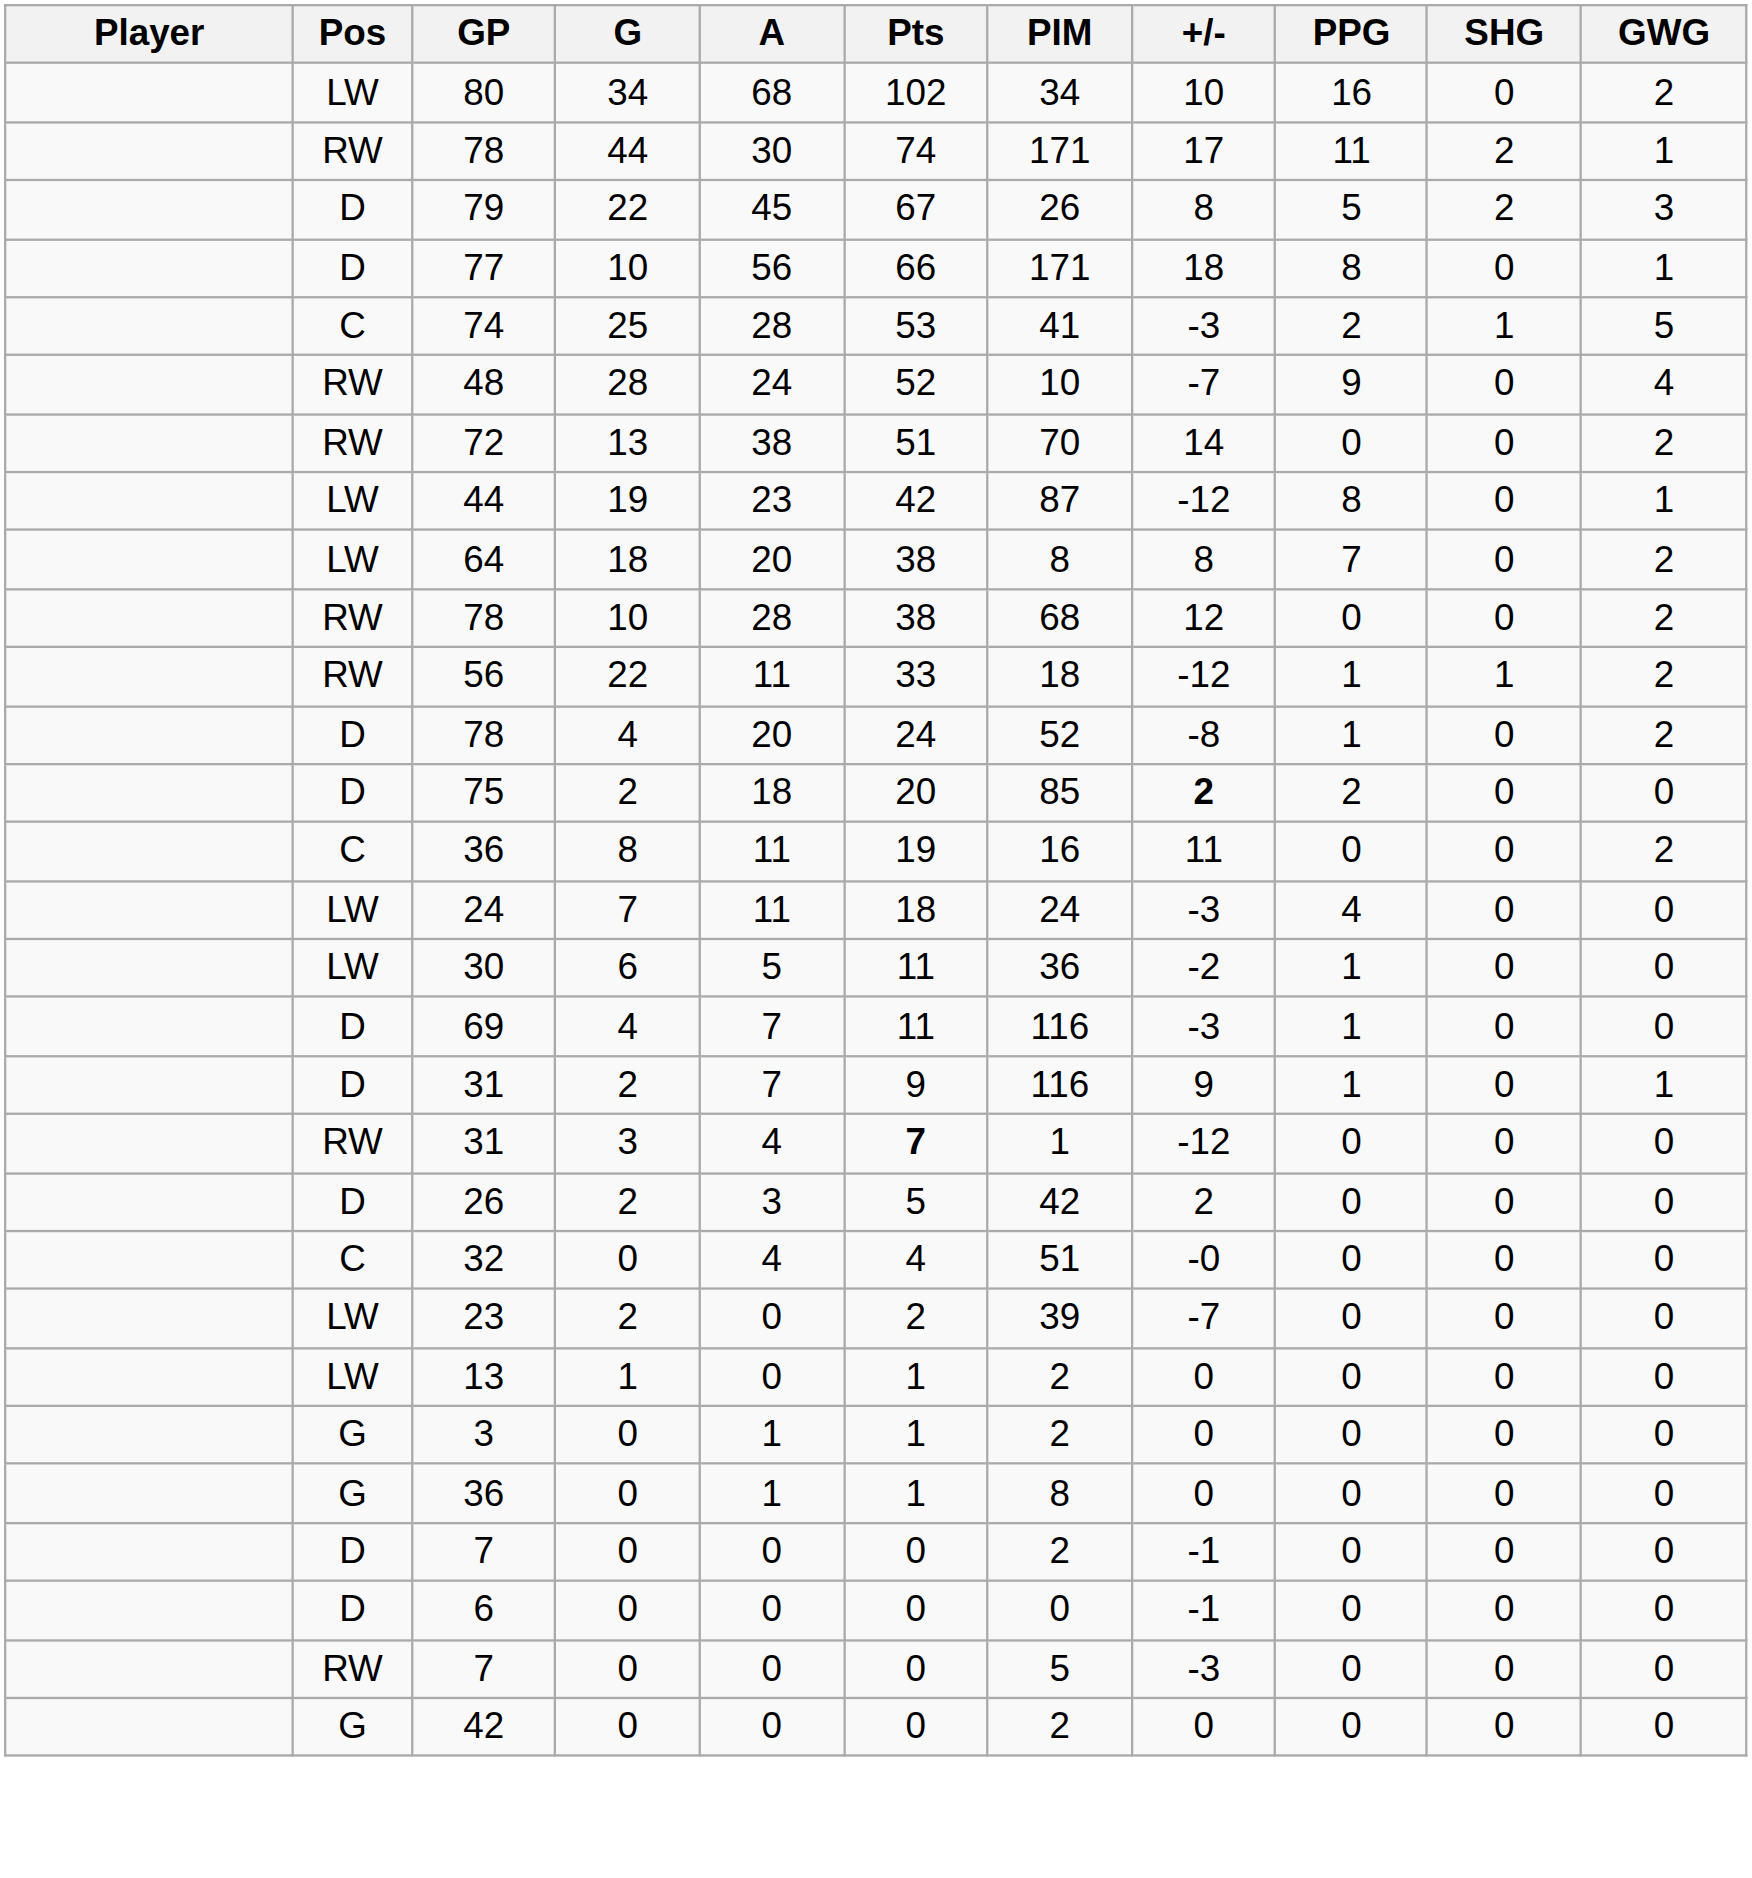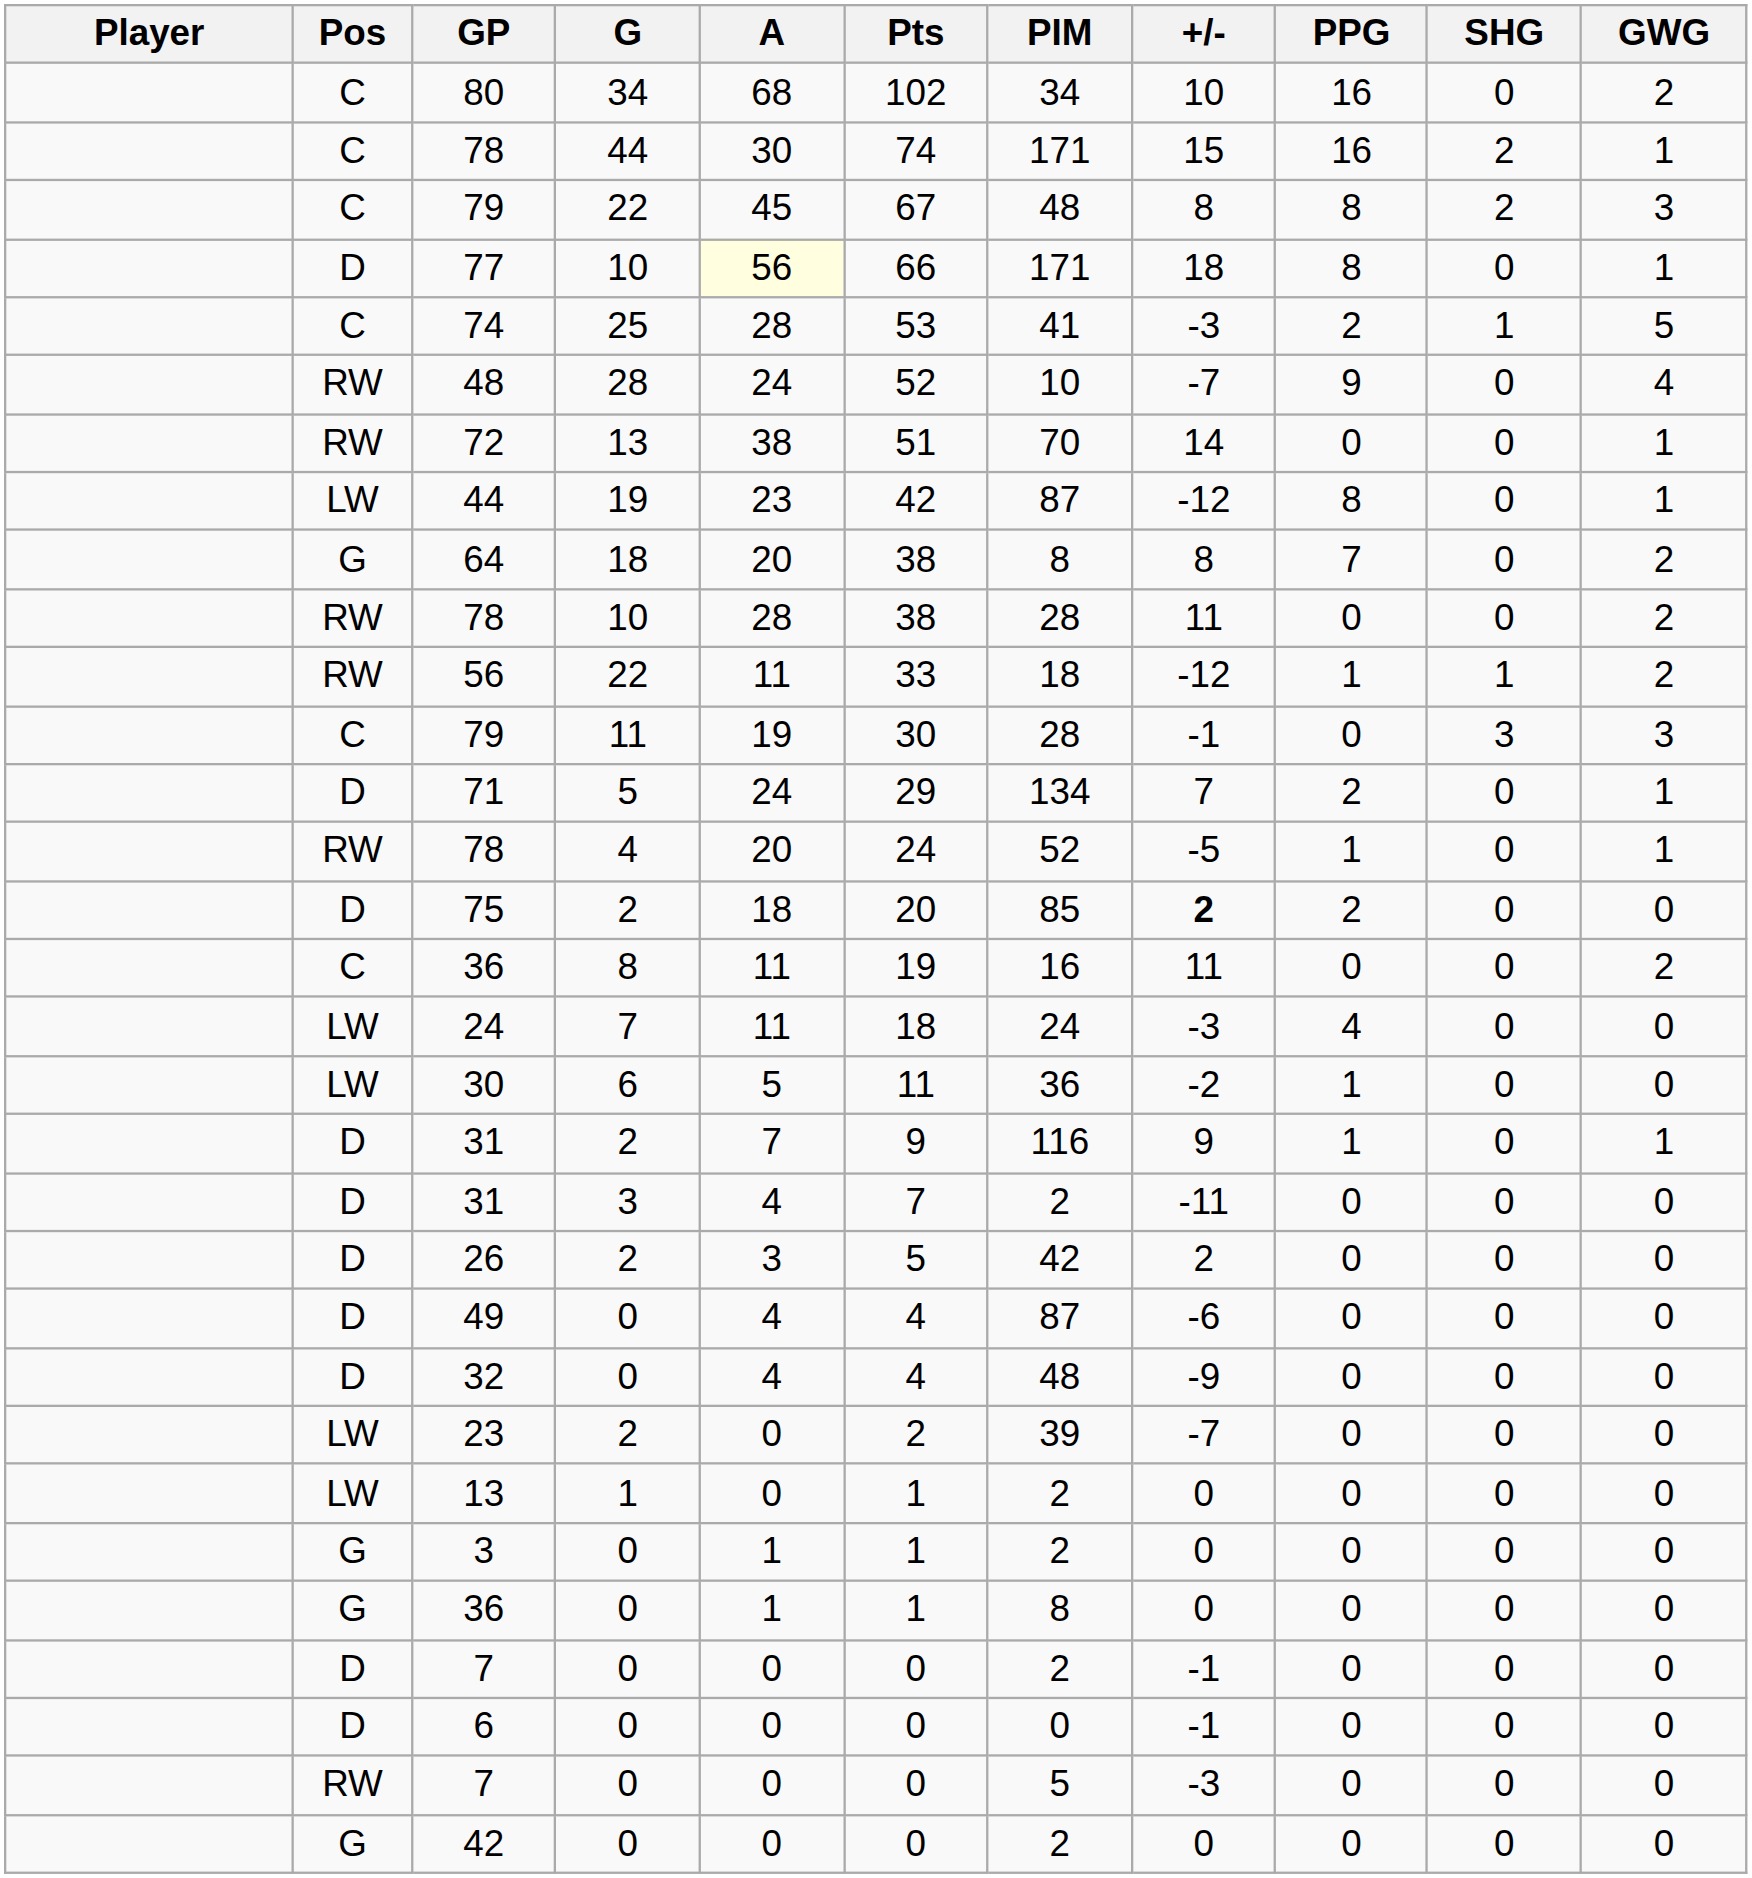(352, 92) LW -> (352, 92) C
(352, 150) RW -> (352, 150) C
(1204, 150) 17 -> (1204, 150) 15
(1352, 150) 11 -> (1352, 150) 16
(352, 208) D -> (352, 208) C
(1060, 208) 26 -> (1060, 208) 48
(1352, 208) 5 -> (1352, 208) 8
(772, 267) no background -> (772, 267) lightyellow background
(1664, 442) 2 -> (1664, 442) 1
(352, 558) LW -> (352, 558) G
(1060, 617) 68 -> (1060, 617) 28
(1204, 617) 12 -> (1204, 617) 11
+ row: (484, 734)
+ row: (484, 792)
(352, 734) D -> (352, 850) RW
(1204, 734) -8 -> (1204, 850) -5
(1664, 734) 2 -> (1664, 850) 1
- row: (484, 1025)
(352, 1142) RW -> (352, 1200) D
(916, 1142) bold -> (916, 1200) normal
(1060, 1142) 1 -> (1060, 1200) 2
(1204, 1142) -12 -> (1204, 1200) -11
+ row: (484, 1317)
(352, 1259) C -> (352, 1376) D
(1060, 1259) 51 -> (1060, 1376) 48
(1204, 1259) -0 -> (1204, 1376) -9
